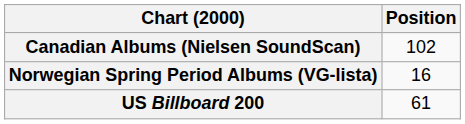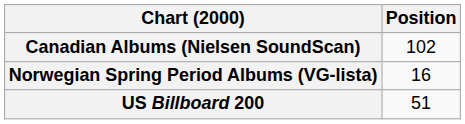(421, 103) 61 -> (421, 103) 51
